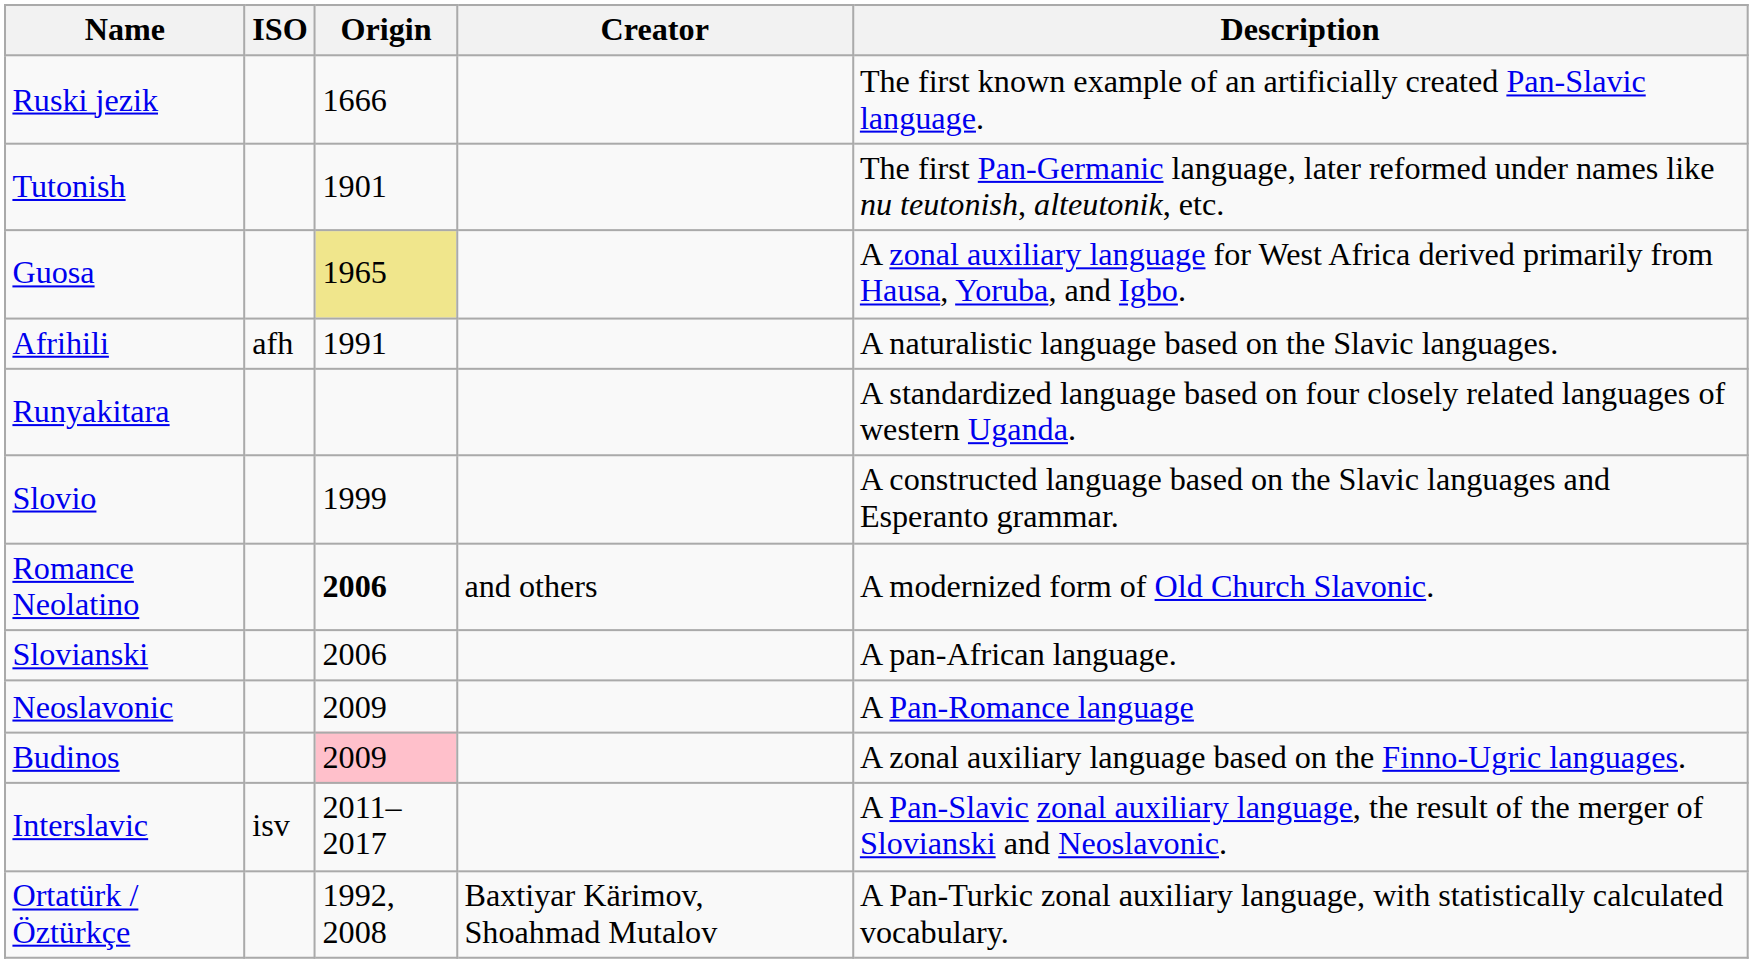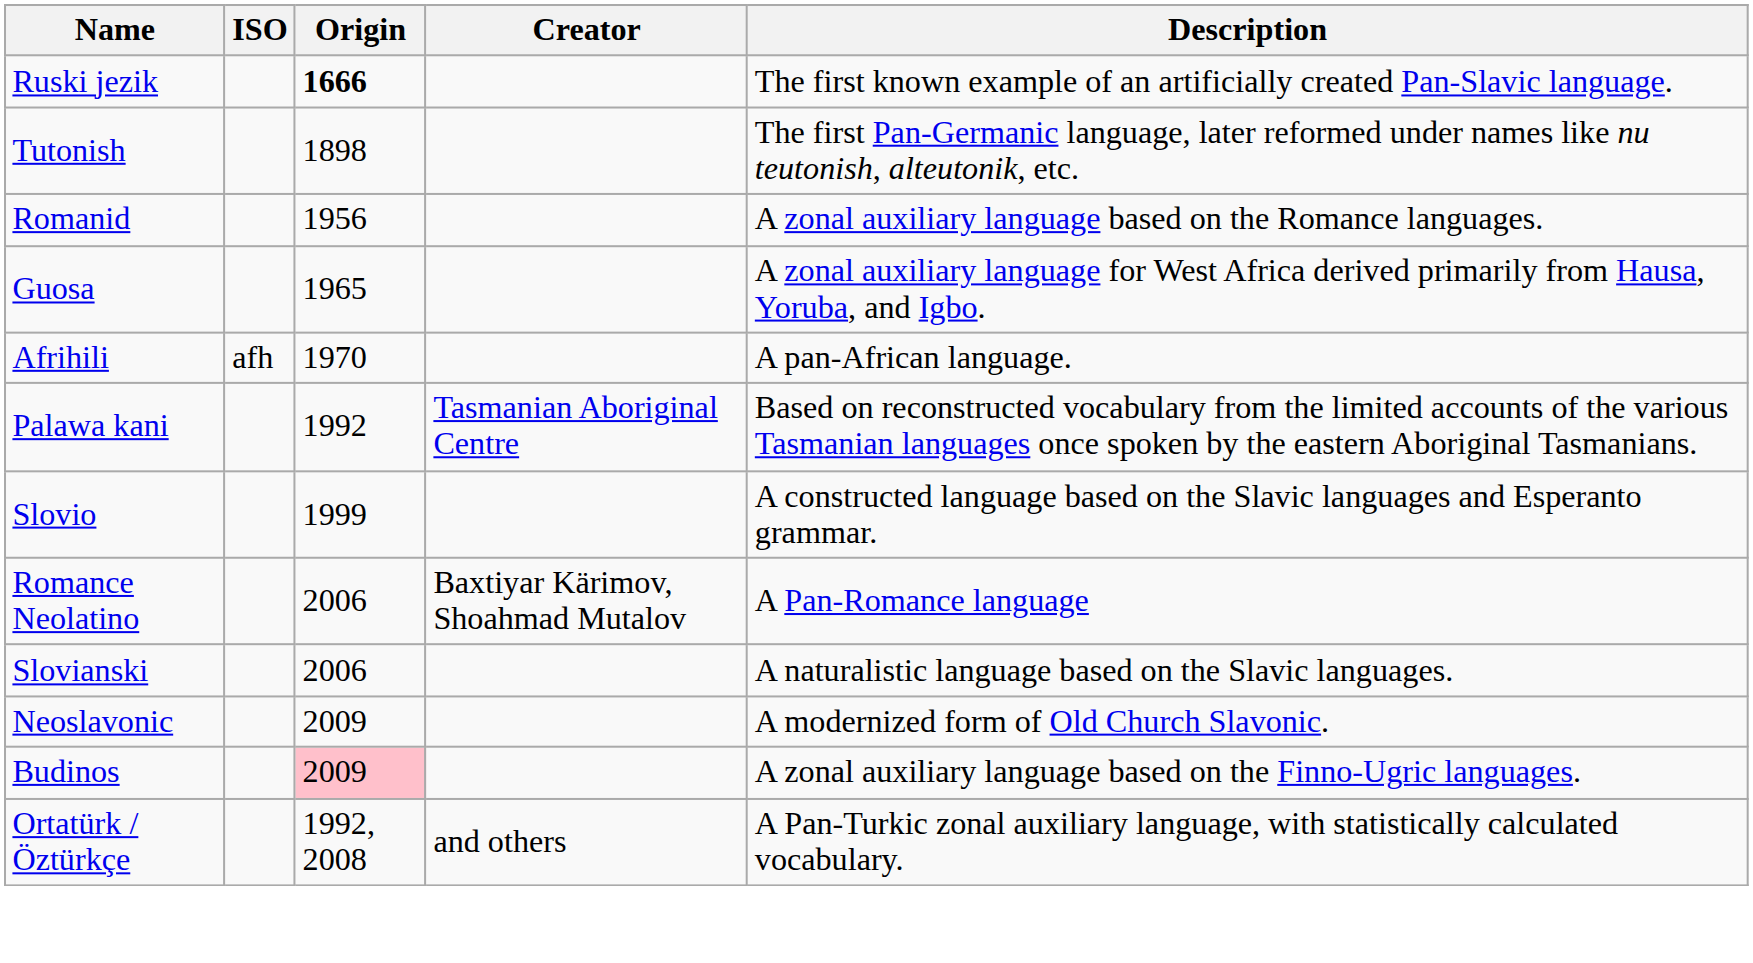(355, 99) normal -> (335, 81) bold
(355, 186) 1901 -> (335, 150) 1898
+ row: (71, 219)
(355, 273) khaki background -> (335, 288) no background
(355, 342) 1991 -> (335, 357) 1970
(1209, 342) A naturalistic language based on the Slavic languages. -> (913, 357) A pan-African language.
- row: (91, 411)
+ row: (91, 426)
(355, 586) bold -> (335, 600) normal
(531, 586) and others -> (560, 600) Baxtiyar Kärimov, Shoahmad Mutalov
(1147, 586) A modernized form of Old Church Slavonic. -> (922, 600) A Pan-Romance language
(1018, 655) A pan-African language. -> (1104, 669) A naturalistic language based on the Slavic languages.
(1027, 706) A Pan-Romance language -> (1042, 720) A modernized form of Old Church Slavonic.
- row: (80, 826)
(591, 913) Baxtiyar Kärimov, Shoahmad Mutalov -> (500, 841) and others
